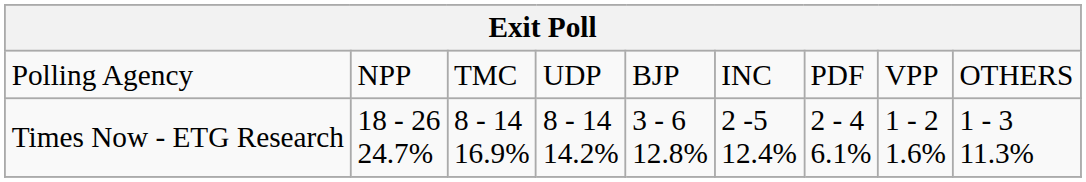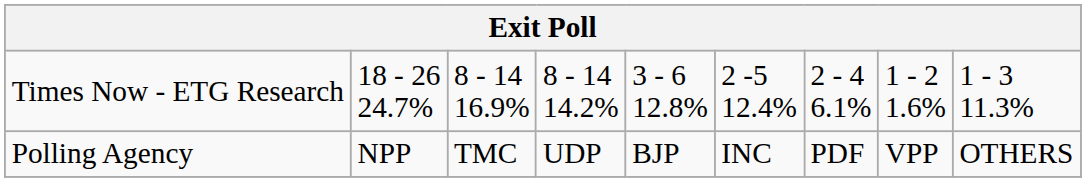rows swapped: (102, 74) <-> (178, 137)
